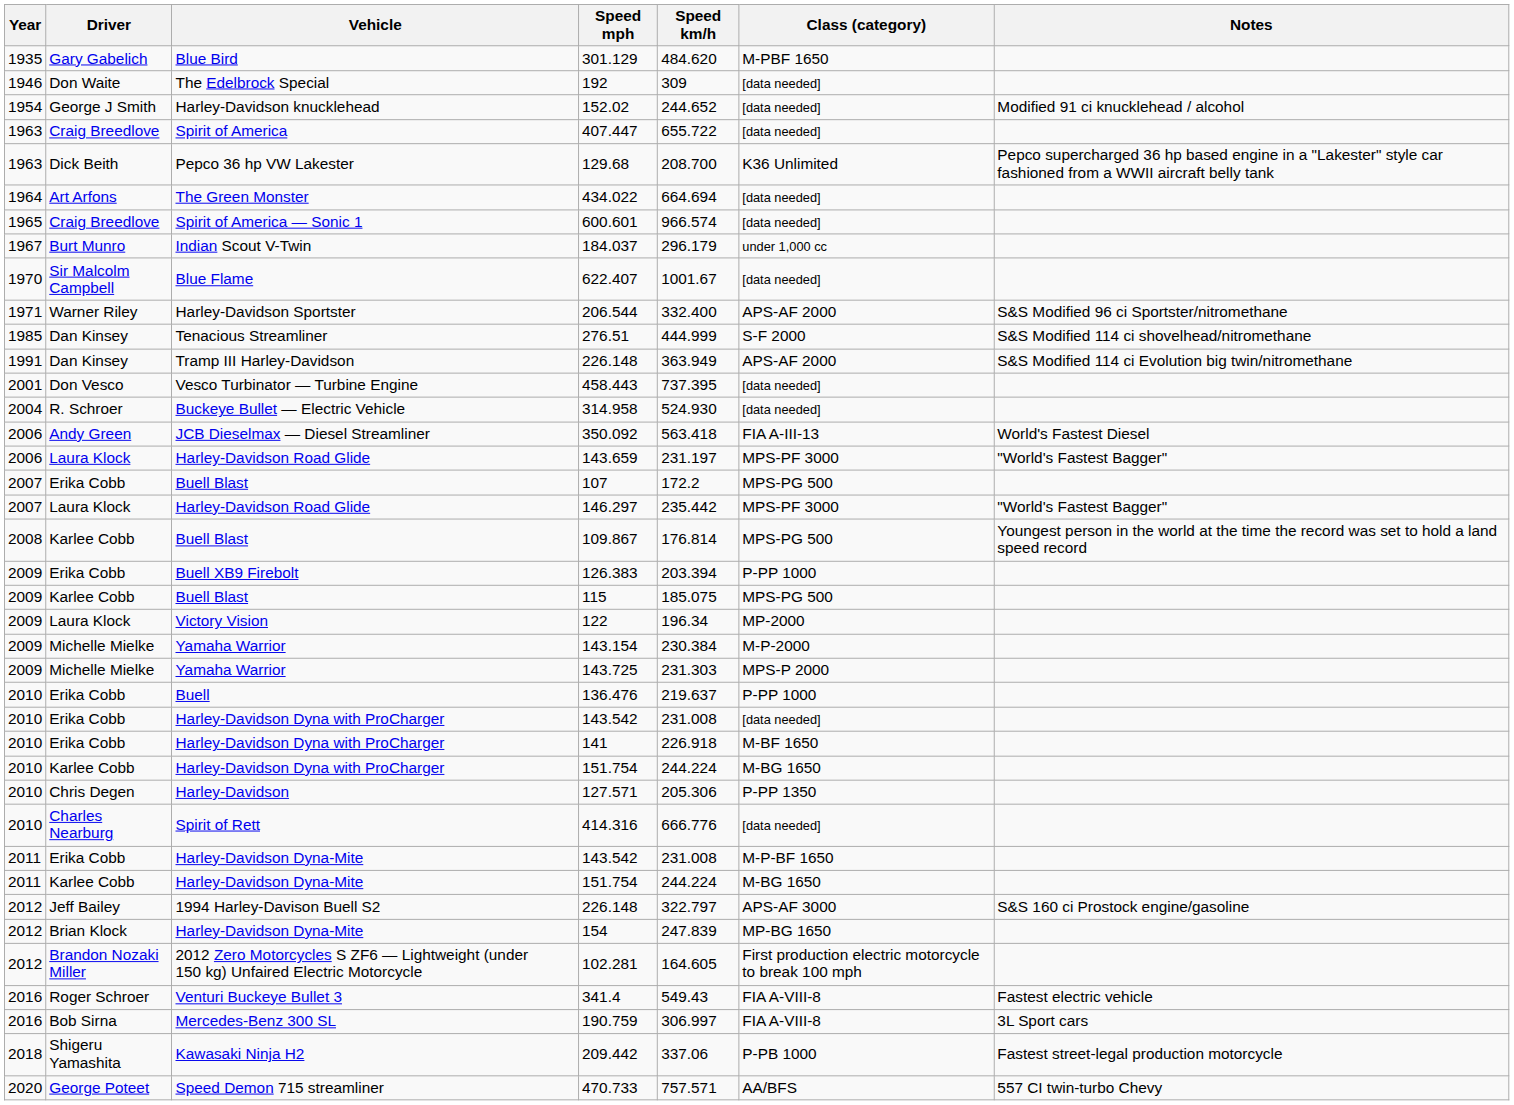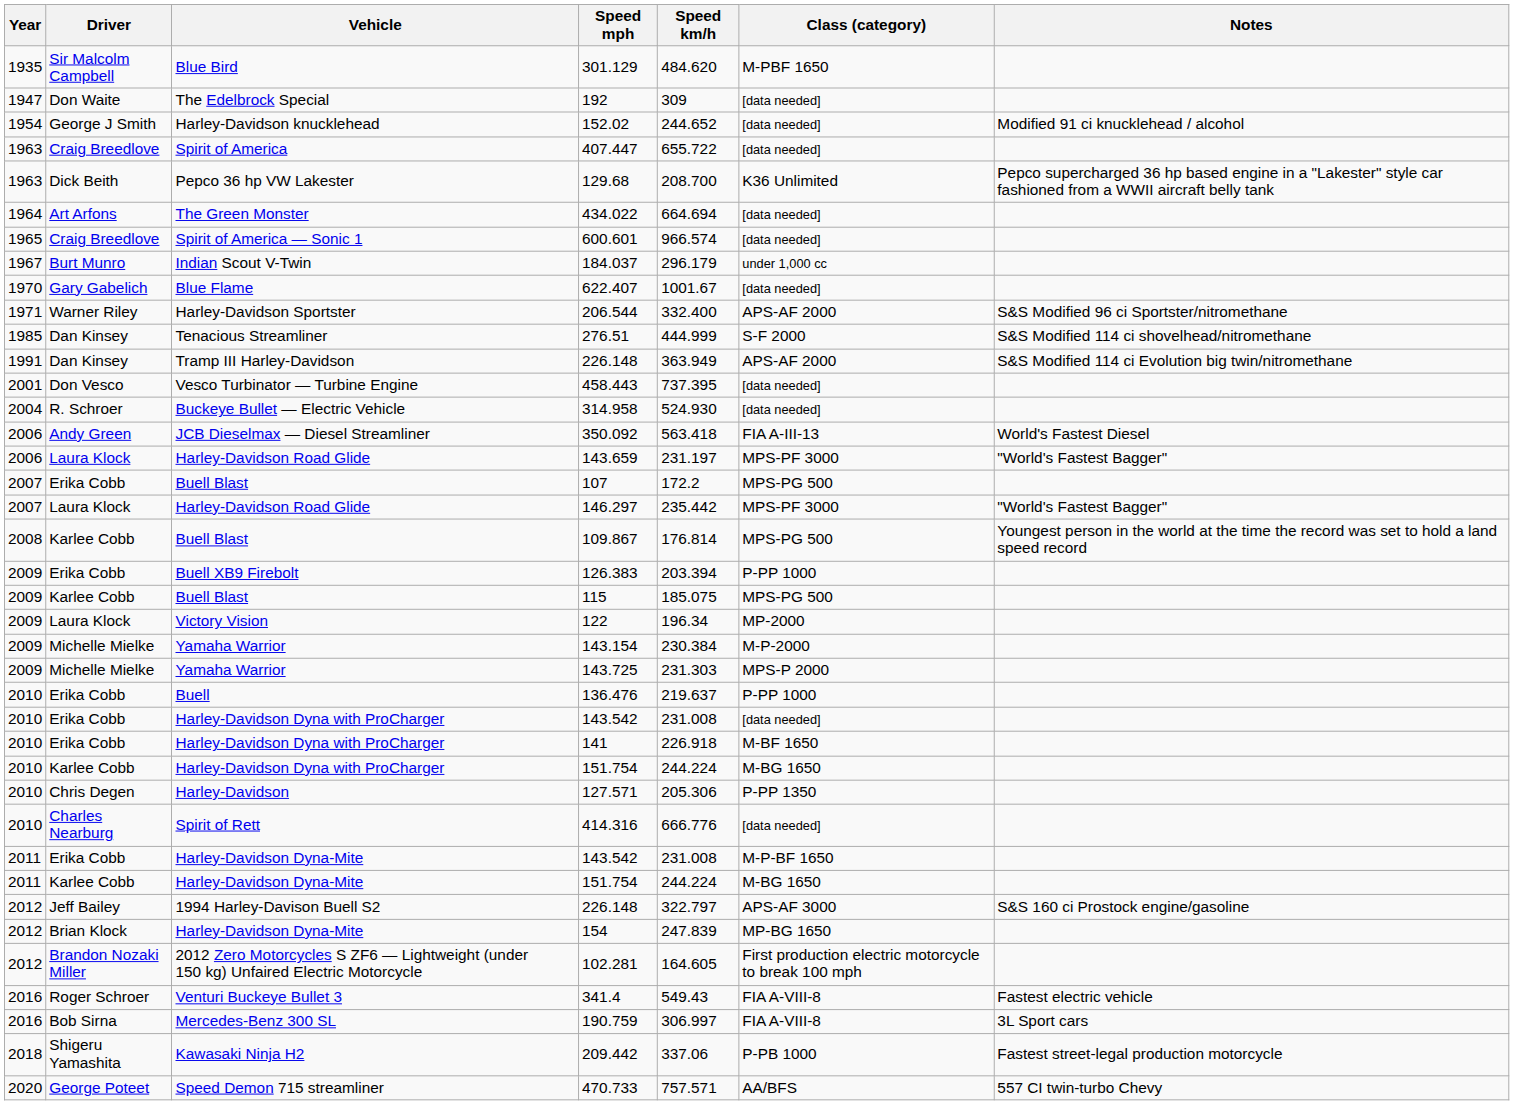(98, 58) Gary Gabelich -> (89, 66) Sir Malcolm Campbell
(25, 82) 1946 -> (25, 99) 1947
(89, 279) Sir Malcolm Campbell -> (98, 287) Gary Gabelich
